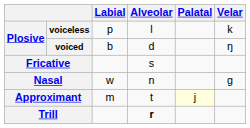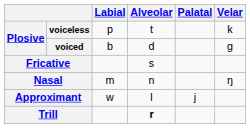(152, 30) l -> (152, 30) t
(230, 47) ŋ -> (230, 47) ɡ
(110, 81) w -> (110, 81) m
(230, 81) ɡ -> (230, 81) ŋ
(110, 98) m -> (110, 98) w
(152, 98) t -> (152, 98) l
(195, 98) lightyellow background -> (195, 98) no background
